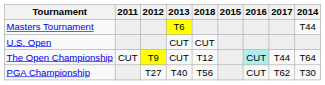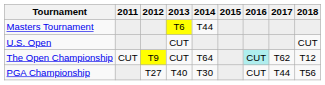columns swapped: (308, 12) <-> (205, 12)
(282, 58) T44 -> (282, 58) T62
(282, 73) T62 -> (282, 73) T44
